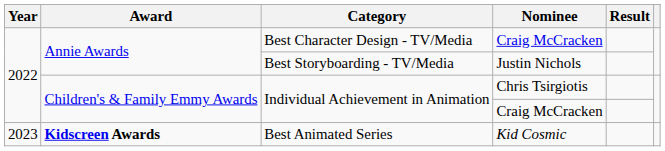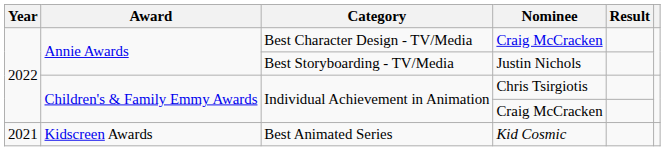(23, 134) 2023 -> (23, 134) 2021
(102, 134) bold -> (99, 134) normal
